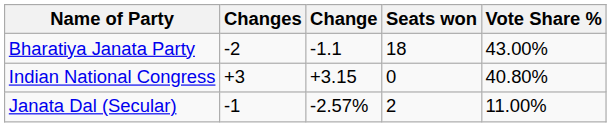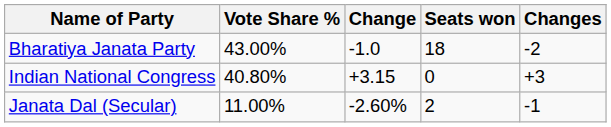columns swapped: (544, 19) <-> (263, 19)
(326, 48) -1.1 -> (364, 48) -1.0
(339, 106) -2.57% -> (378, 106) -2.60%
